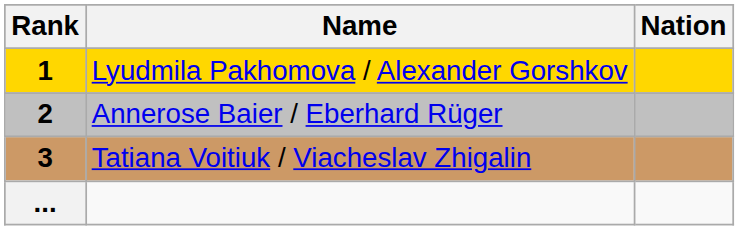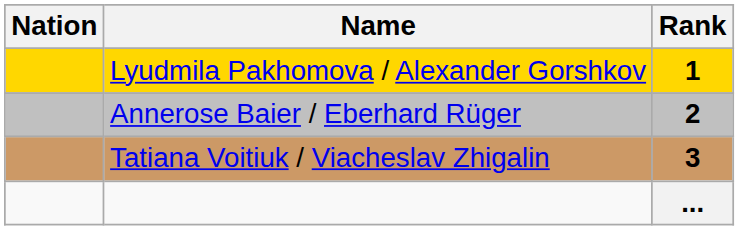columns swapped: (45, 26) <-> (683, 26)
